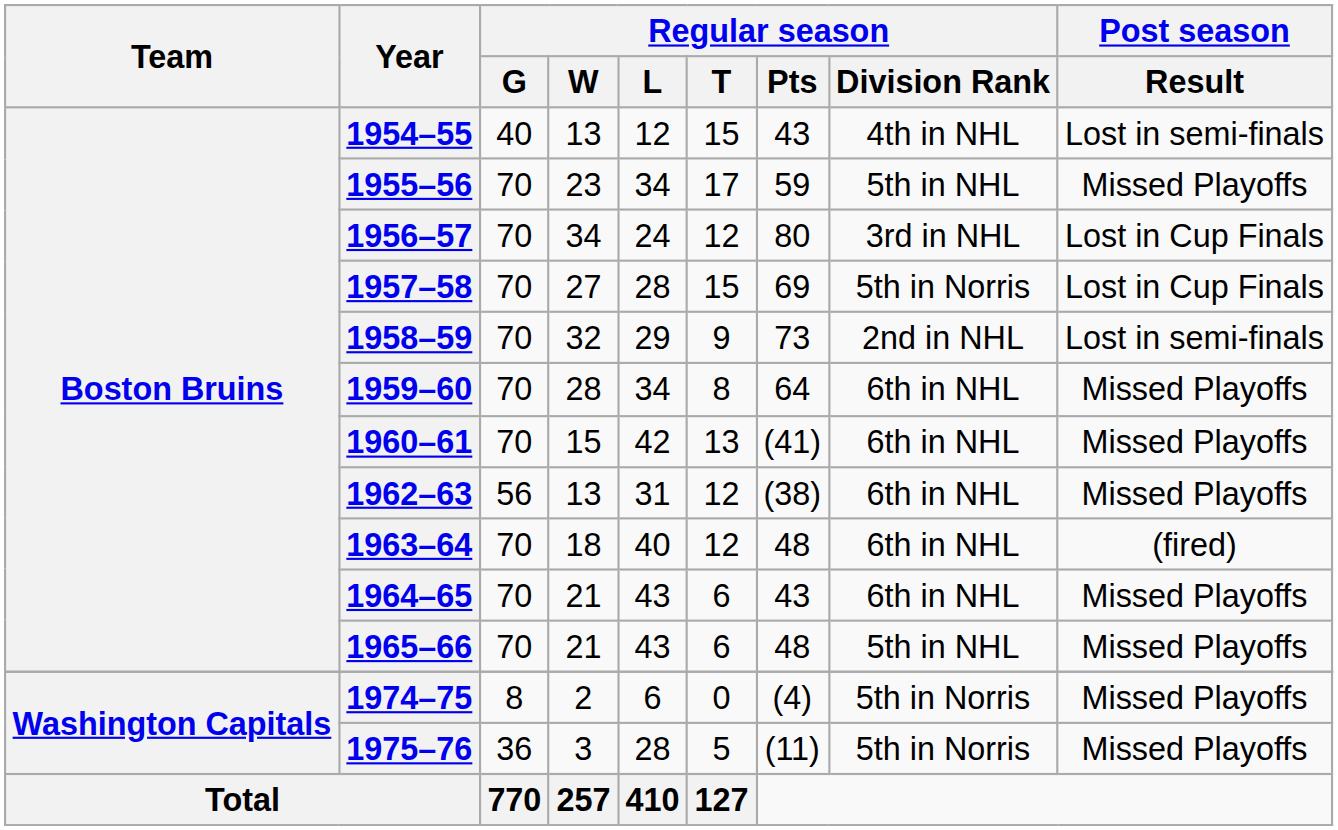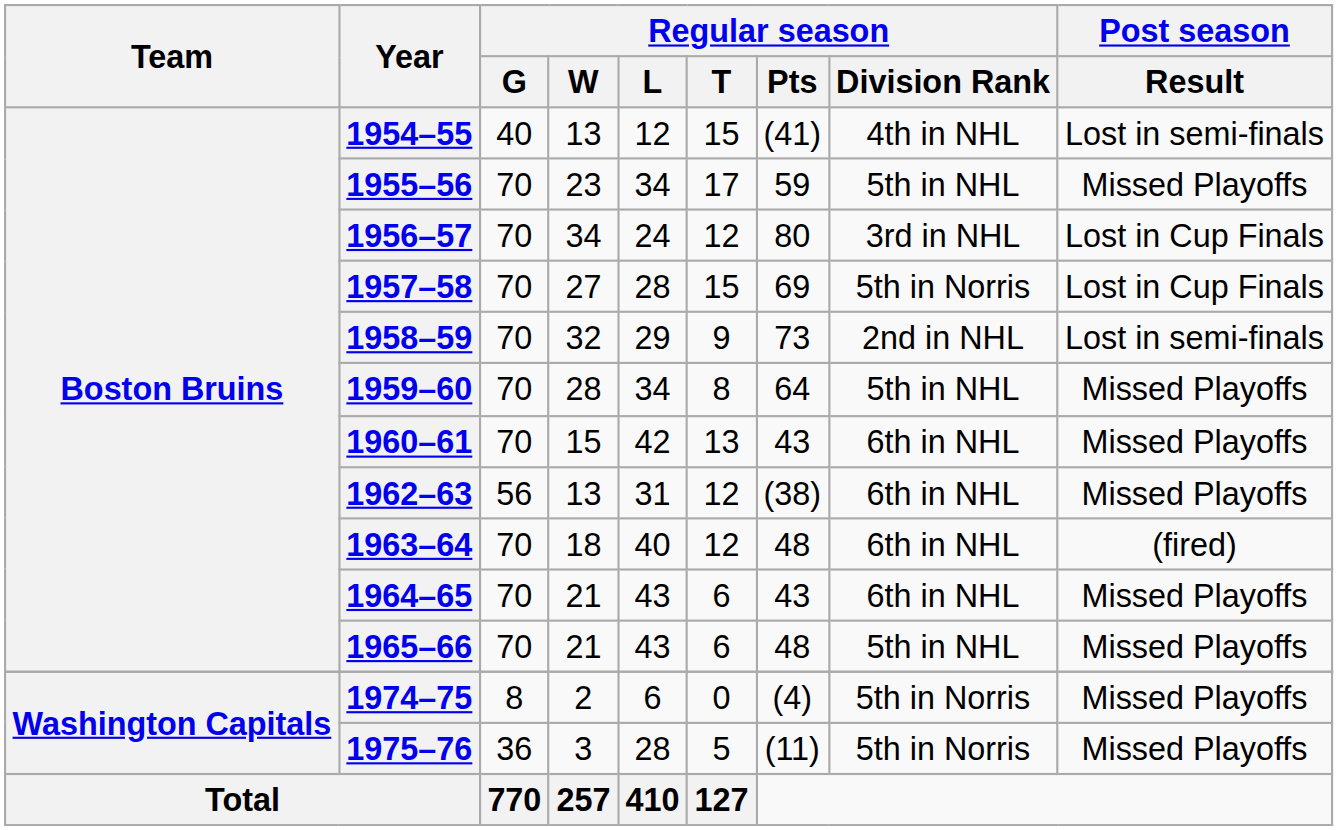(792, 133) 43 -> (792, 133) (41)
(943, 390) 6th in NHL -> (943, 390) 5th in NHL
(792, 441) (41) -> (792, 441) 43
